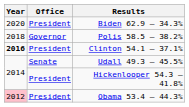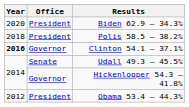(47, 36) Governor -> (50, 36) President
(50, 49) President -> (47, 49) Governor
(50, 79) President -> (47, 79) Governor
(16, 96) pink background -> (16, 96) no background
